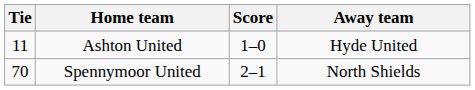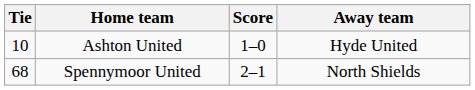(20, 44) 11 -> (20, 44) 10
(20, 71) 70 -> (20, 71) 68
